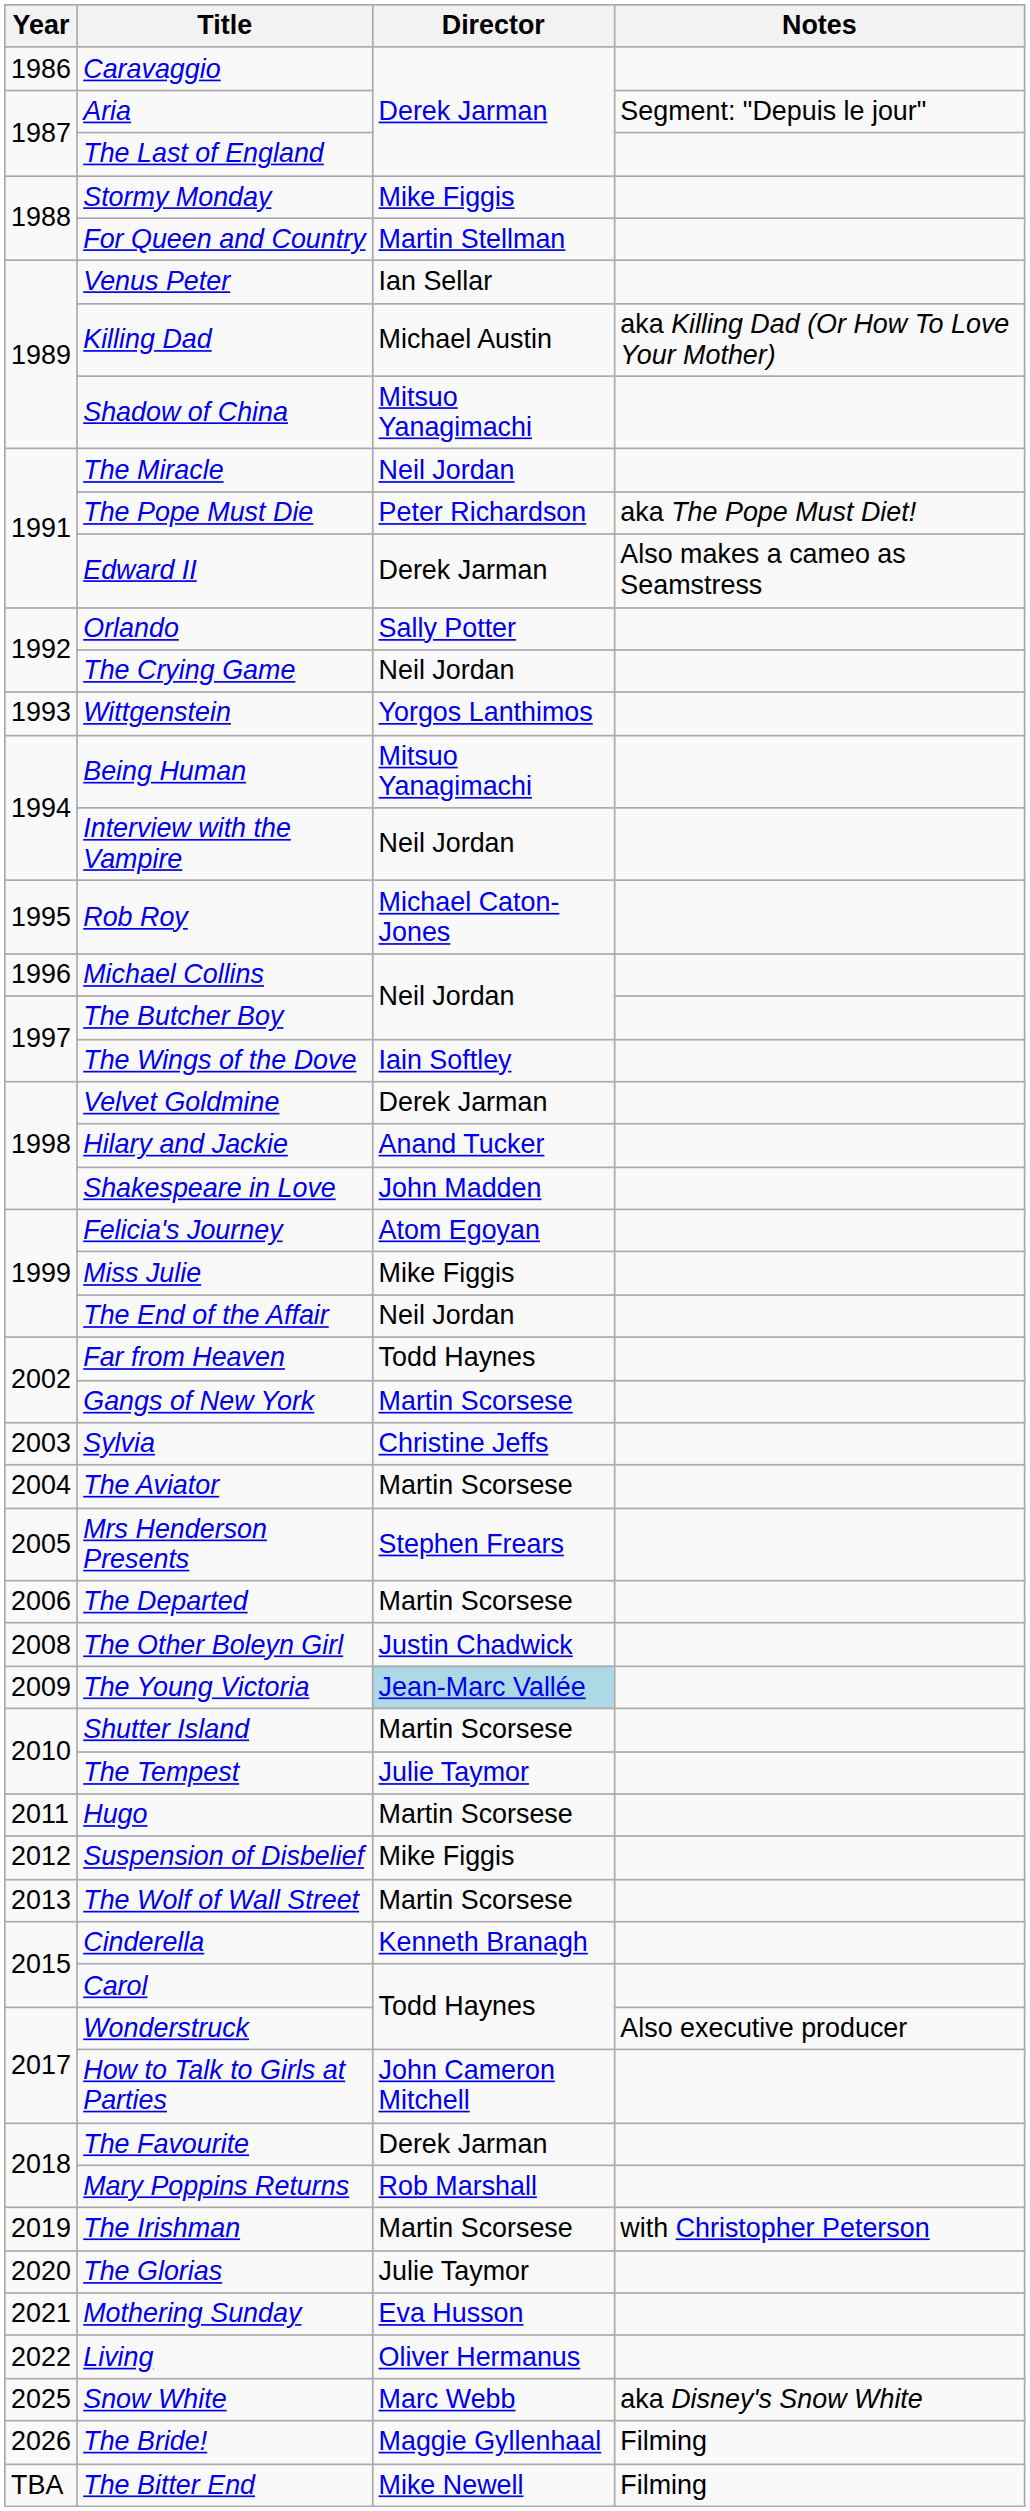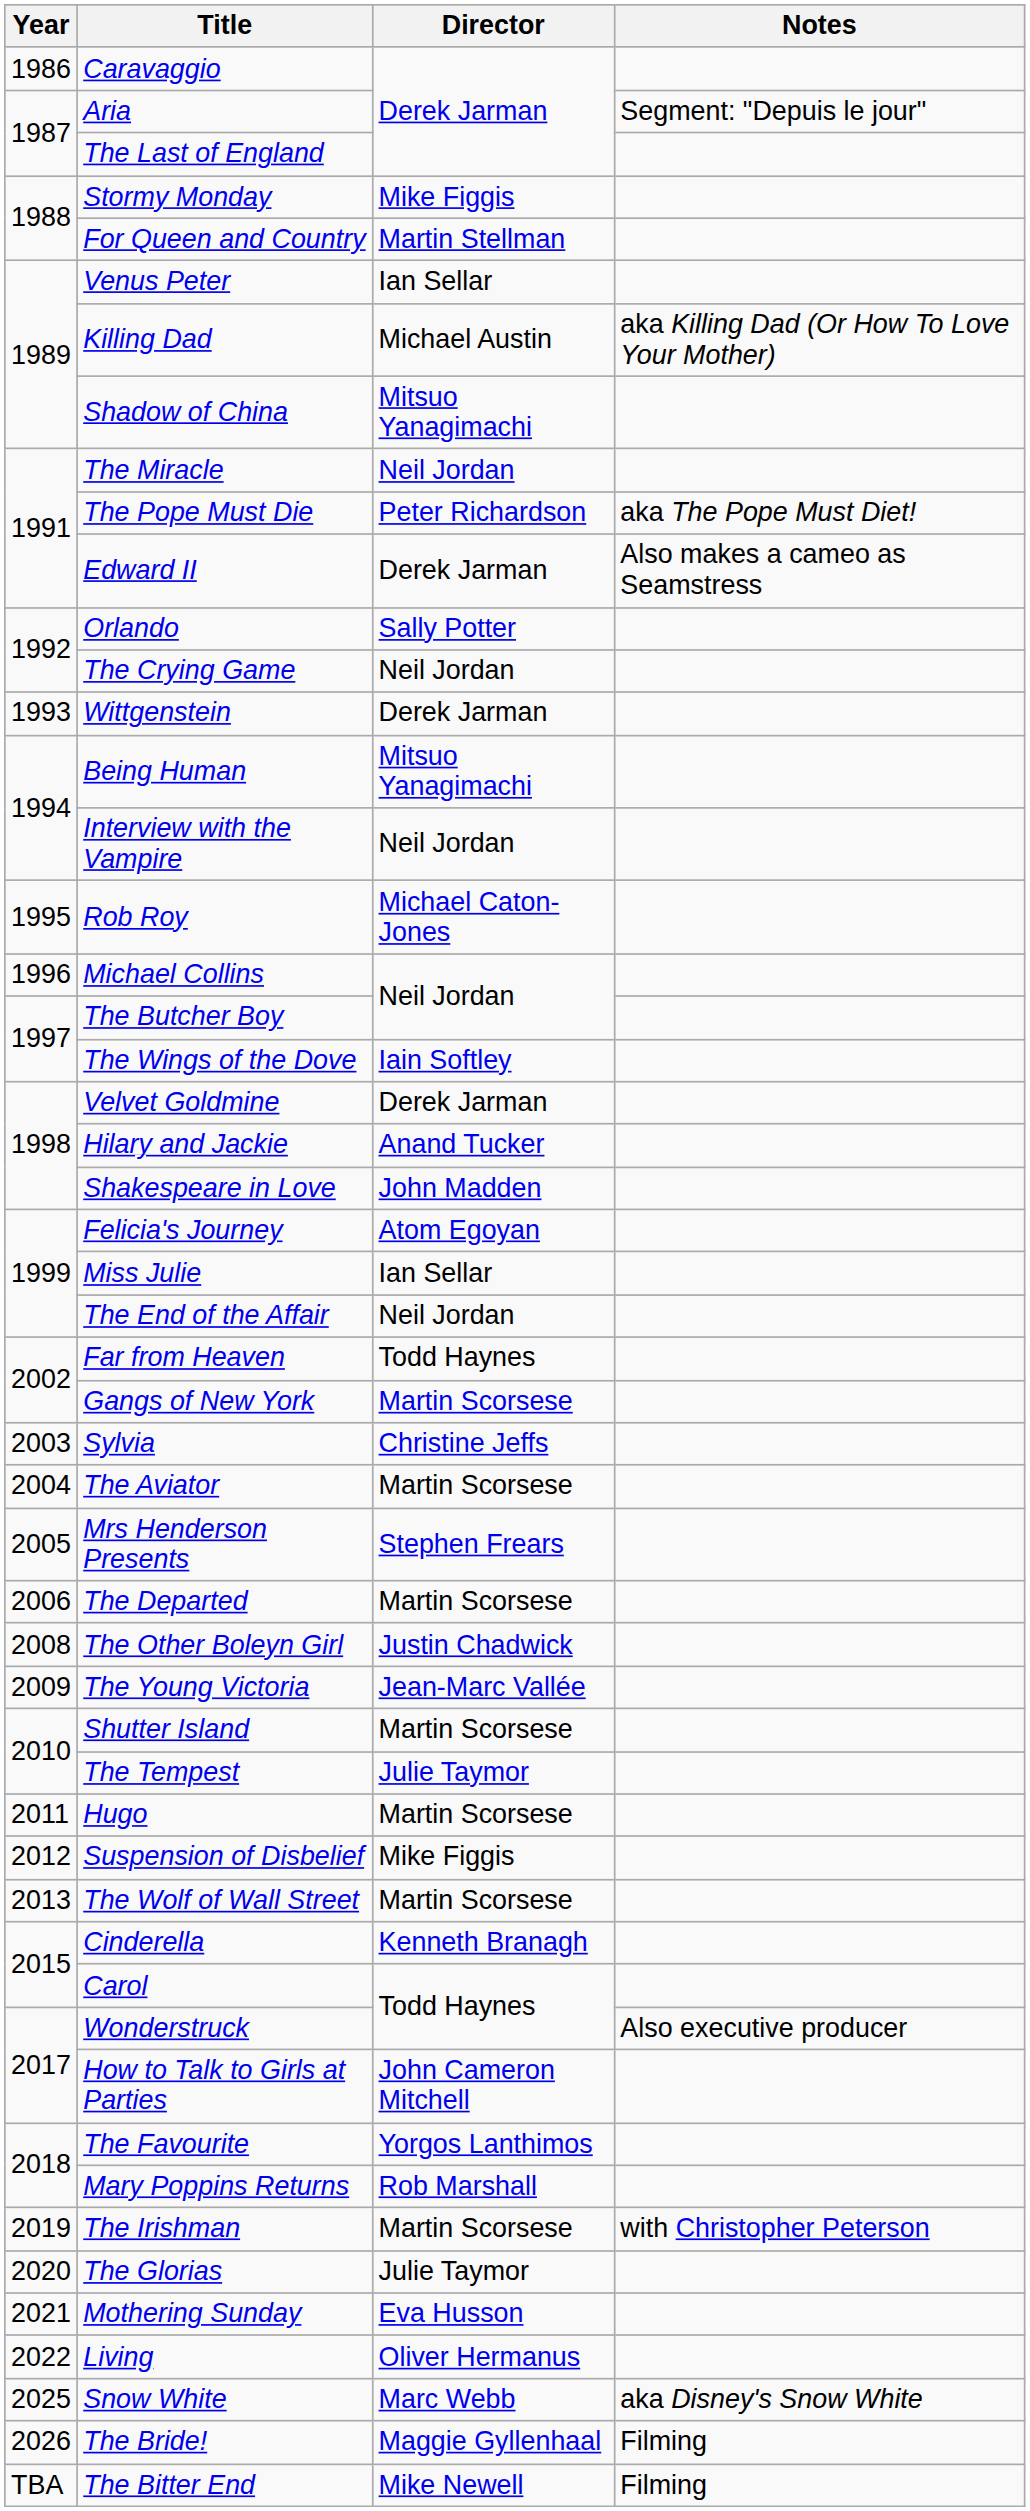(486, 713) Yorgos Lanthimos -> (463, 713) Derek Jarman
(447, 1273) Mike Figgis -> (435, 1273) Ian Sellar
(482, 1686) lightblue background -> (482, 1686) no background
(463, 2143) Derek Jarman -> (486, 2143) Yorgos Lanthimos
